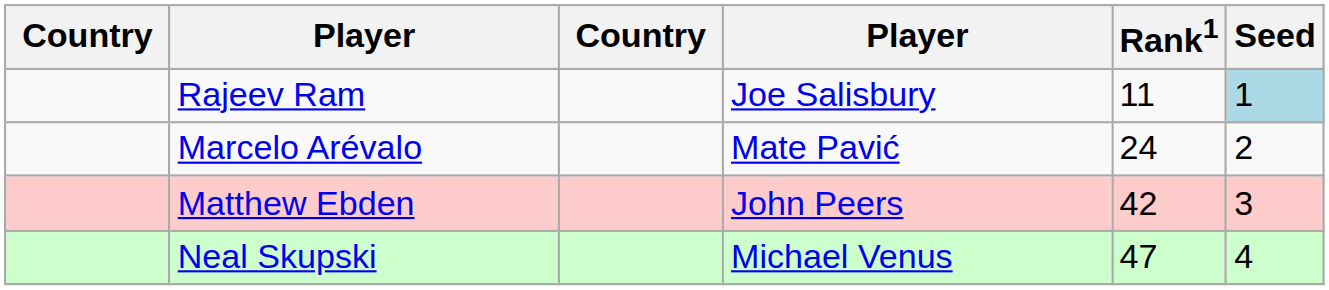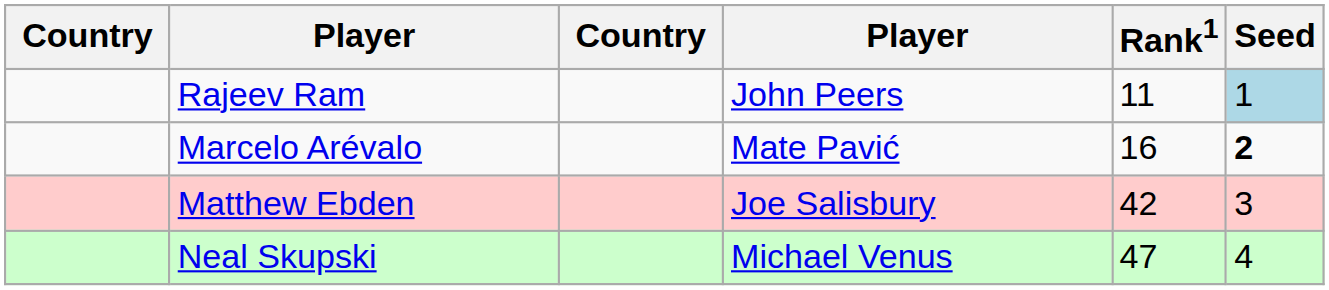(833, 94) Joe Salisbury -> (817, 94) John Peers
(1138, 148) 24 -> (1138, 148) 16
(1244, 148) normal -> (1244, 148) bold
(817, 202) John Peers -> (833, 202) Joe Salisbury
